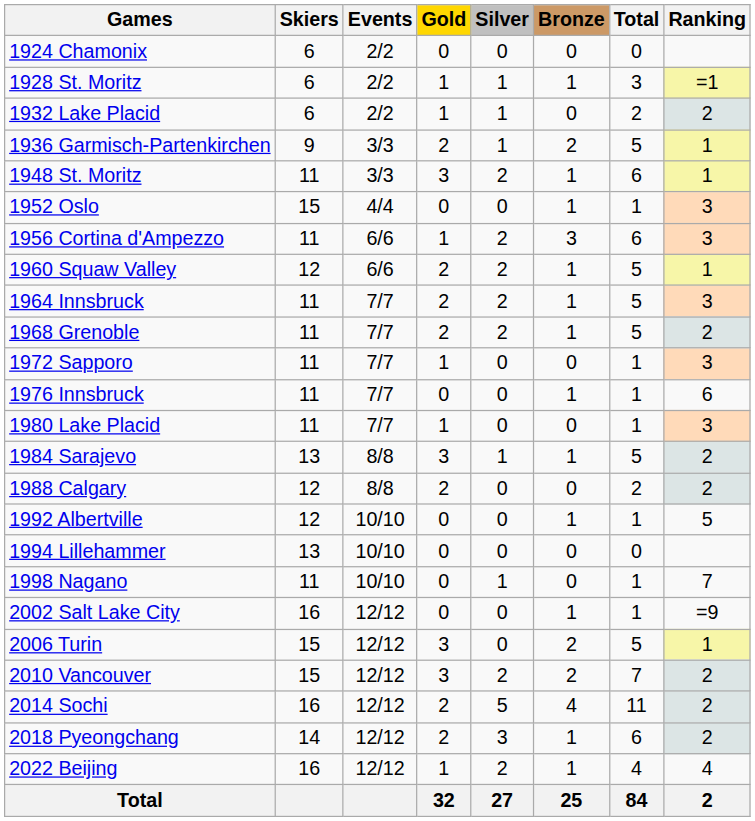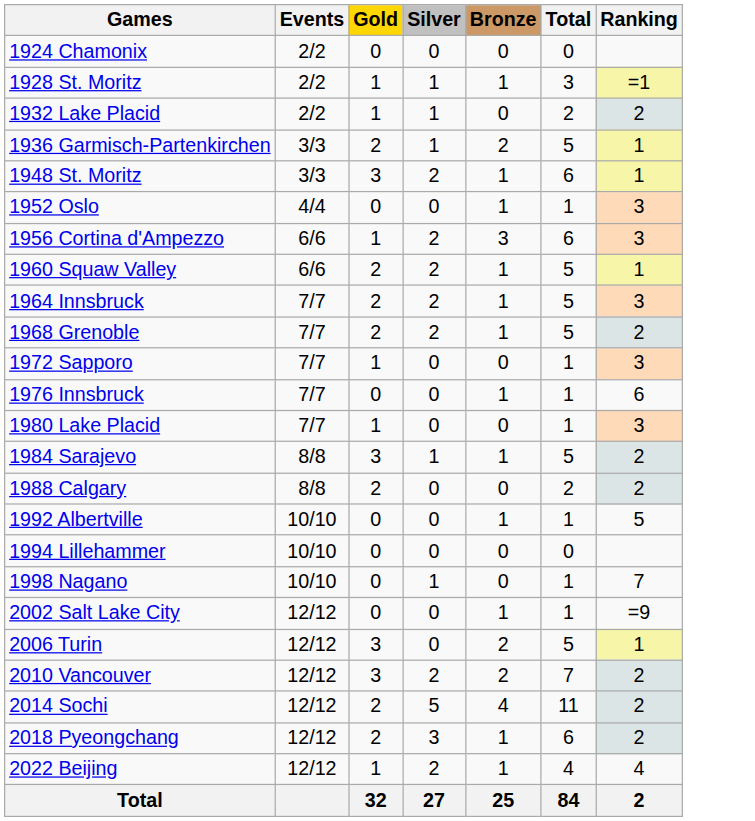- column: (309, 20)
